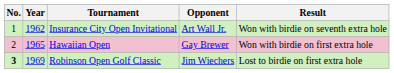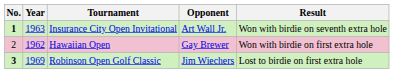(14, 28) normal -> (14, 28) bold
(35, 28) 1962 -> (35, 28) 1963
(35, 44) 1965 -> (35, 44) 1962
